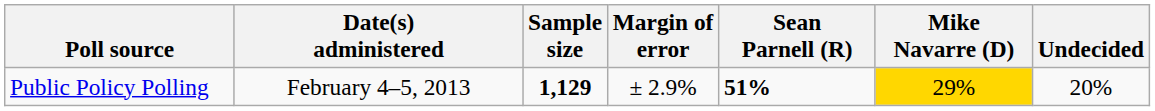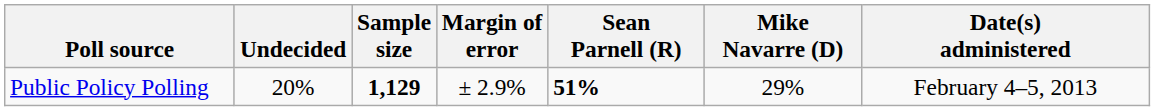columns swapped: (379, 36) <-> (1091, 49)
(954, 86) gold background -> (783, 86) no background
